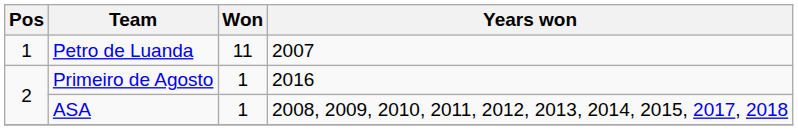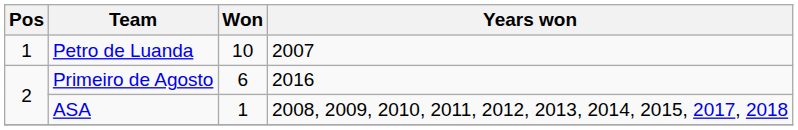(243, 50) 11 -> (243, 50) 10
(243, 80) 1 -> (243, 80) 6
